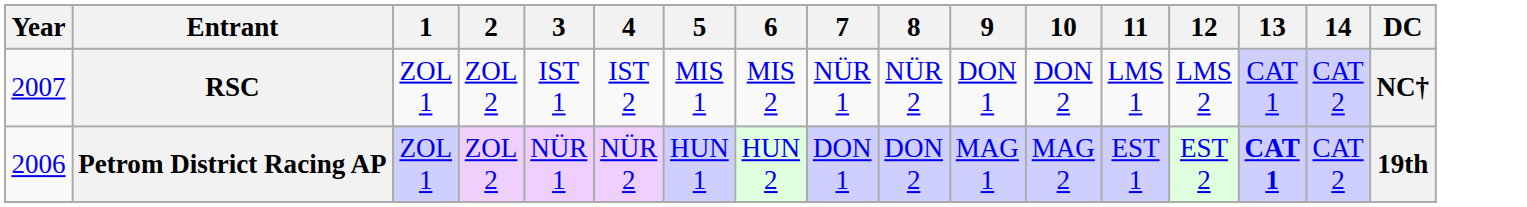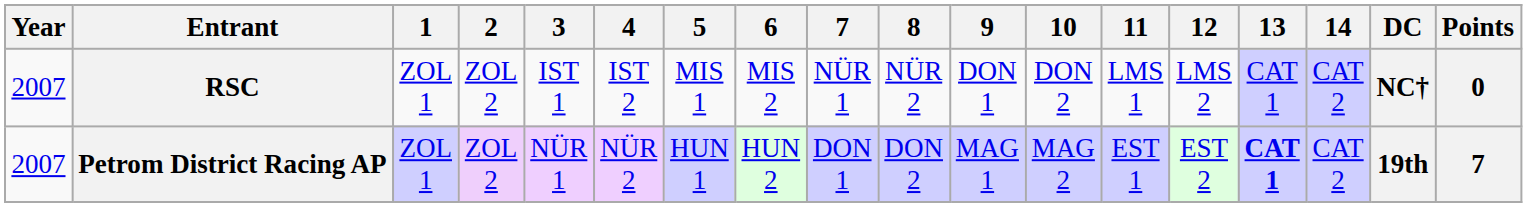+ column: (1478, 26)
(38, 163) 2006 -> (38, 163) 2007
